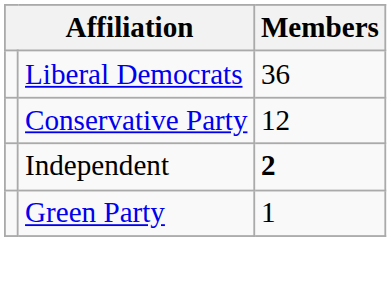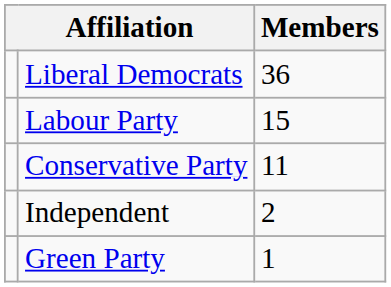+ row: (101, 119)
(275, 119) 12 -> (275, 166) 11
(268, 166) bold -> (268, 212) normal
